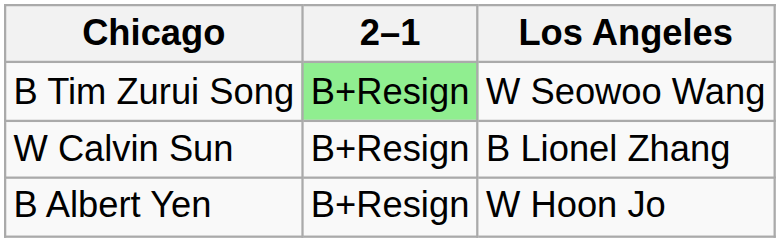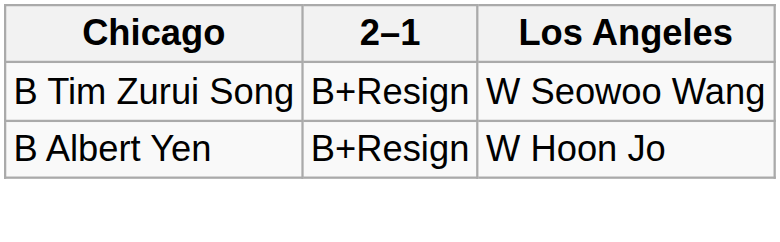(390, 90) lightgreen background -> (390, 90) no background
- row: (124, 148)
